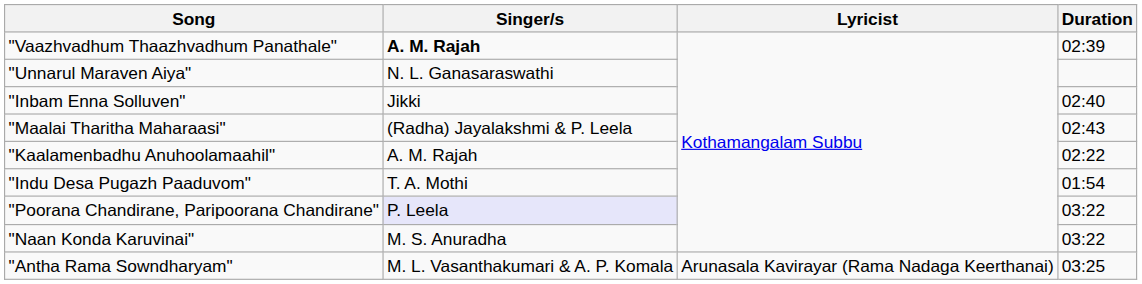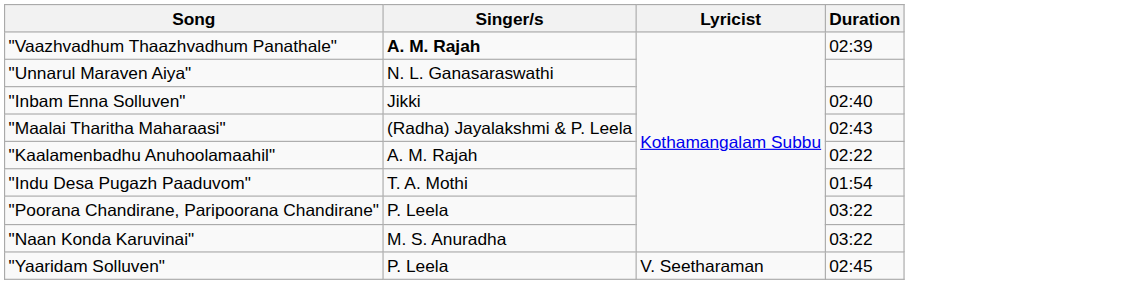(418, 210) lavender background -> (418, 210) no background
- row: (121, 265)
+ row: (87, 265)
